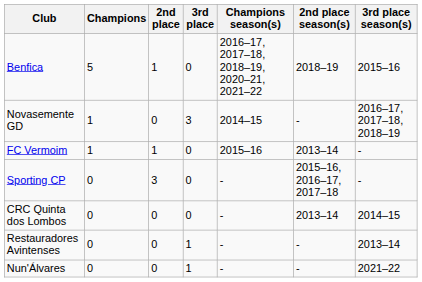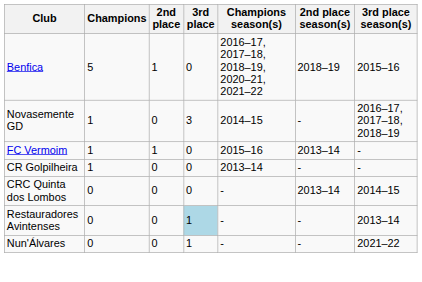+ row: (42, 167)
- row: (36, 180)
(189, 245) no background -> (189, 220) lightblue background
